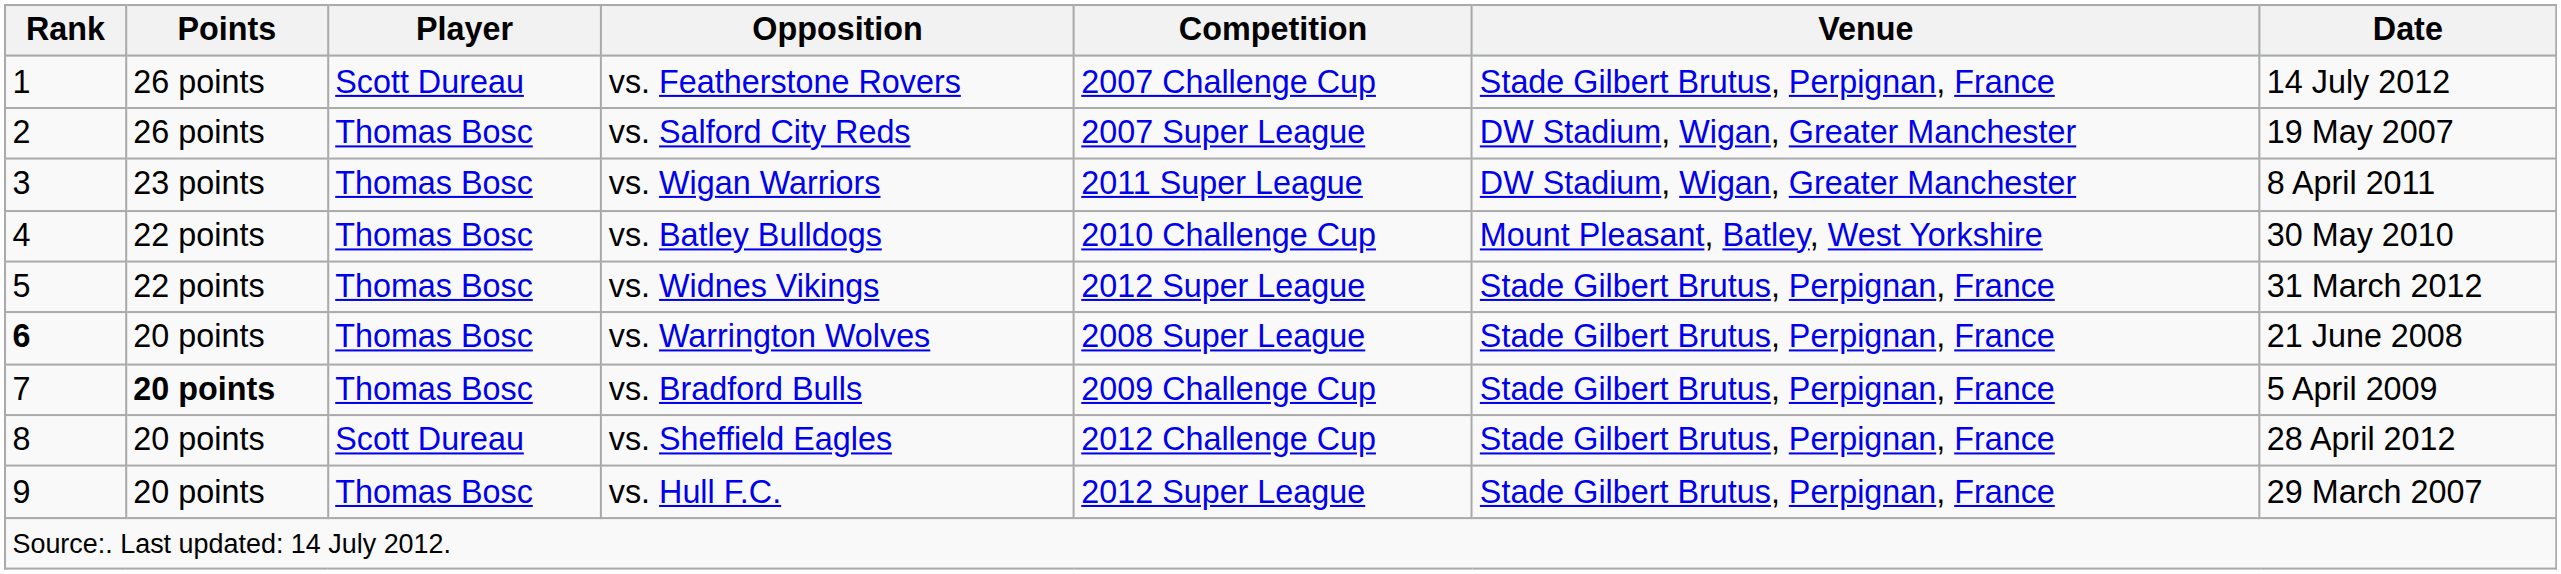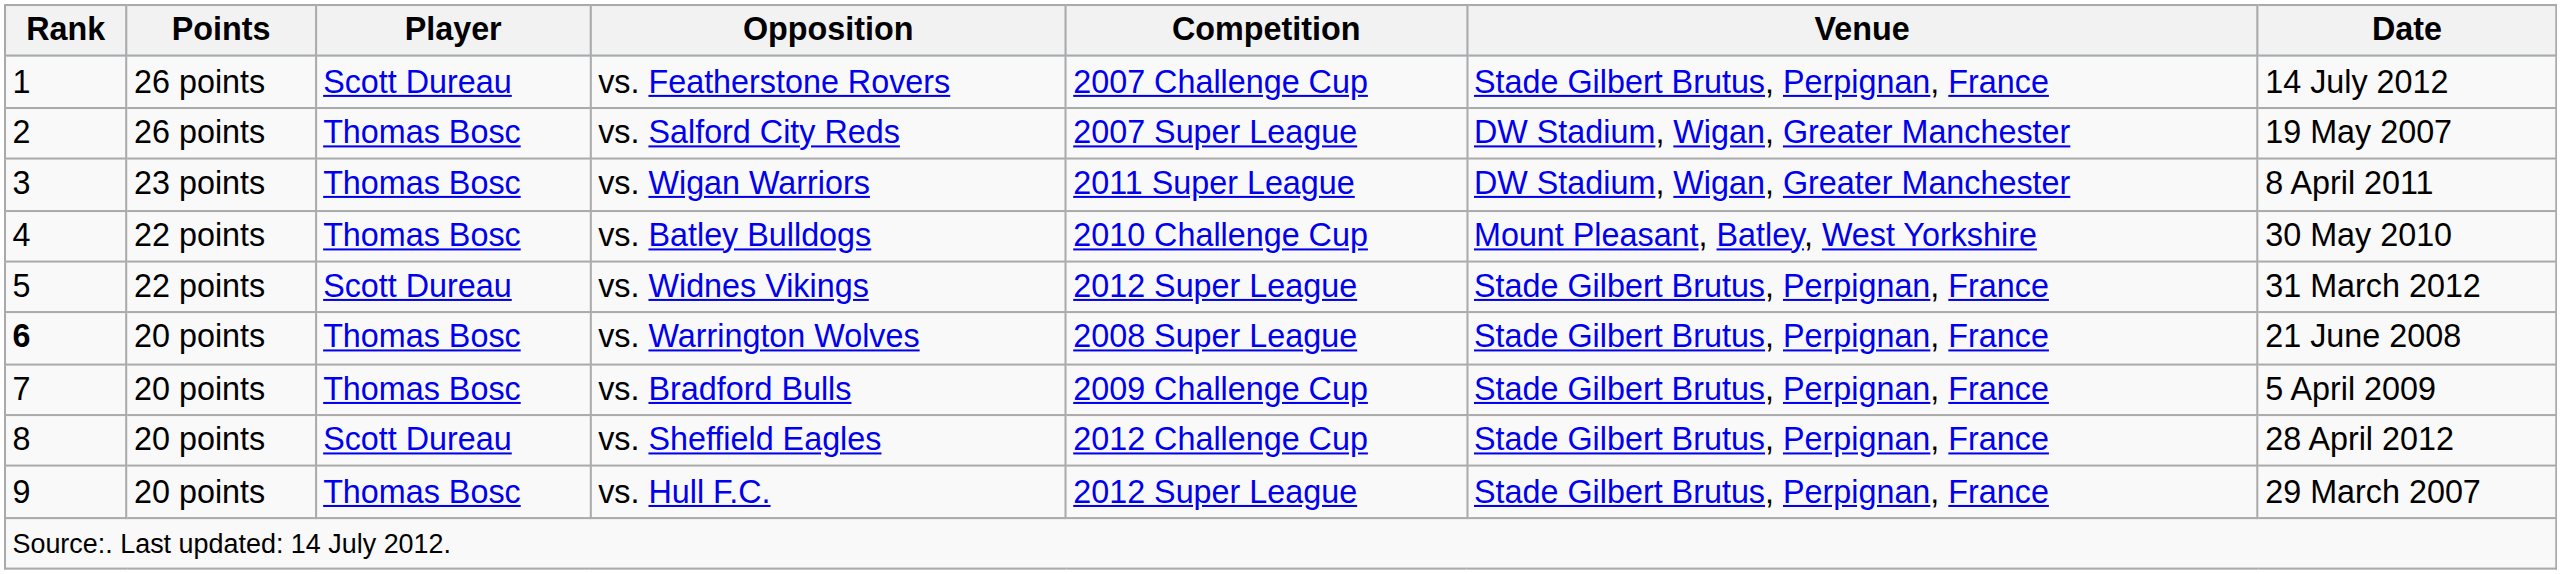(434, 286) Thomas Bosc -> (417, 286) Scott Dureau
(204, 388) bold -> (200, 388) normal
